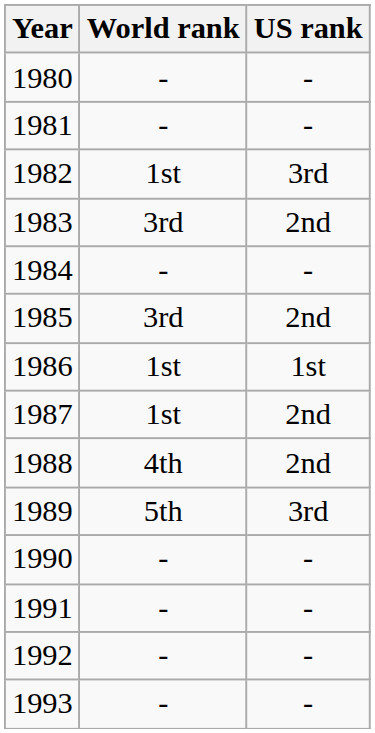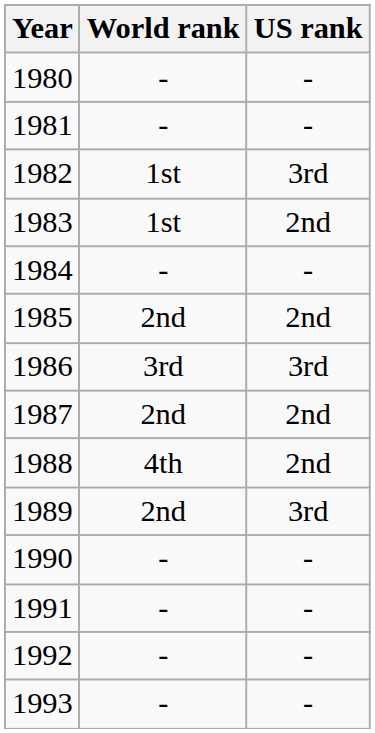(163, 221) 3rd -> (163, 221) 1st
(163, 317) 3rd -> (163, 317) 2nd
(163, 366) 1st -> (163, 366) 3rd
(308, 366) 1st -> (308, 366) 3rd
(163, 414) 1st -> (163, 414) 2nd
(163, 510) 5th -> (163, 510) 2nd
